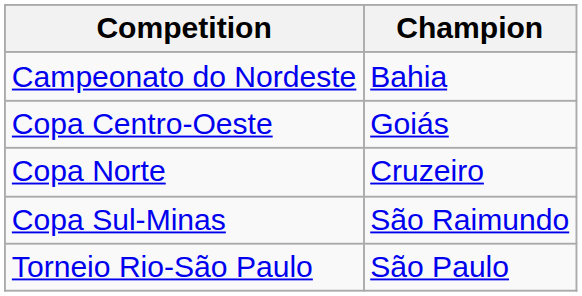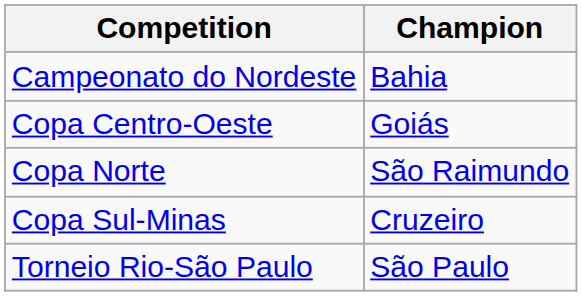(427, 171) Cruzeiro -> (470, 171) São Raimundo
(470, 219) São Raimundo -> (427, 219) Cruzeiro
